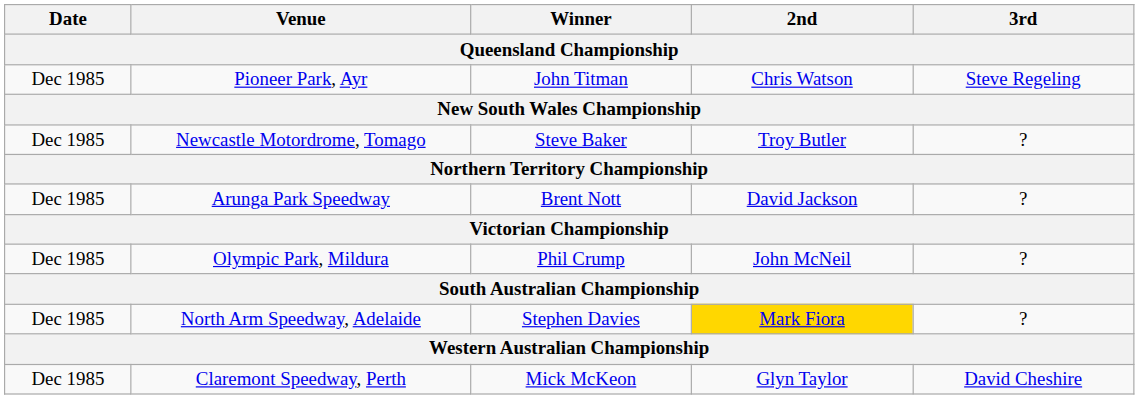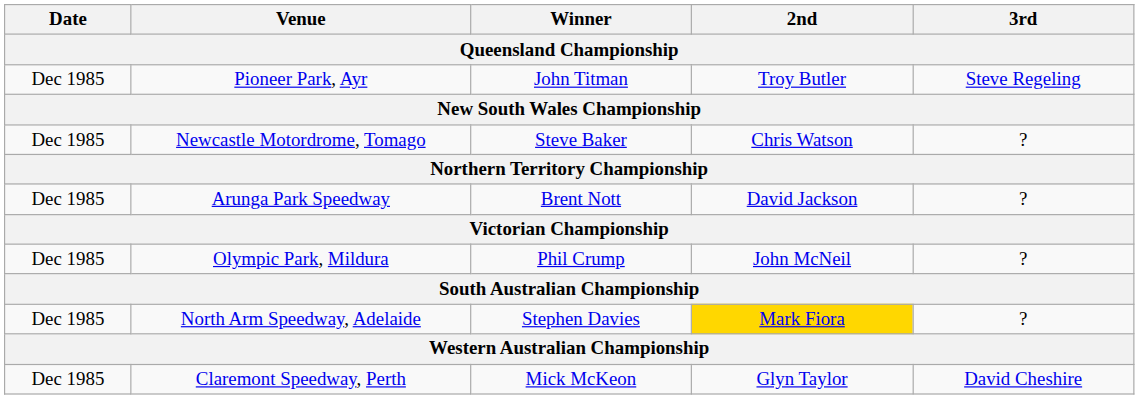(802, 79) Chris Watson -> (802, 79) Troy Butler
(802, 139) Troy Butler -> (802, 139) Chris Watson
